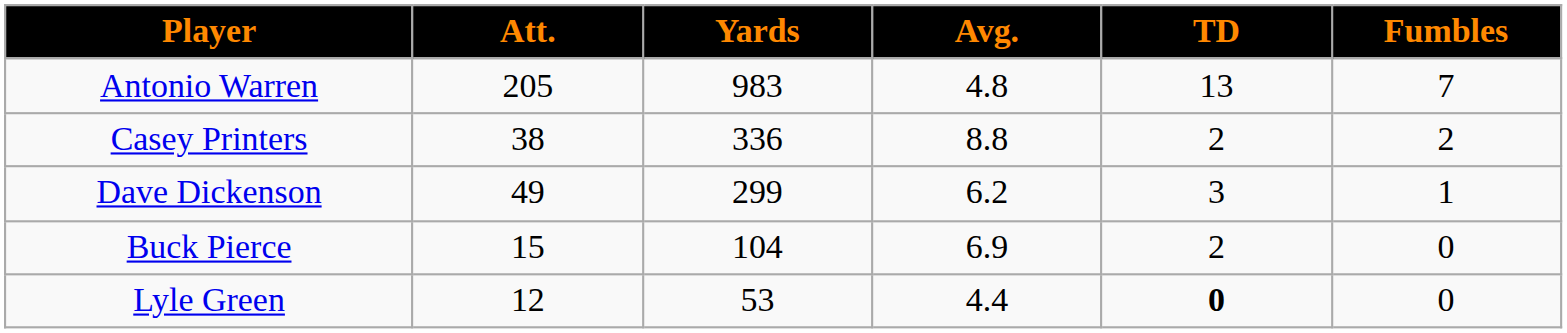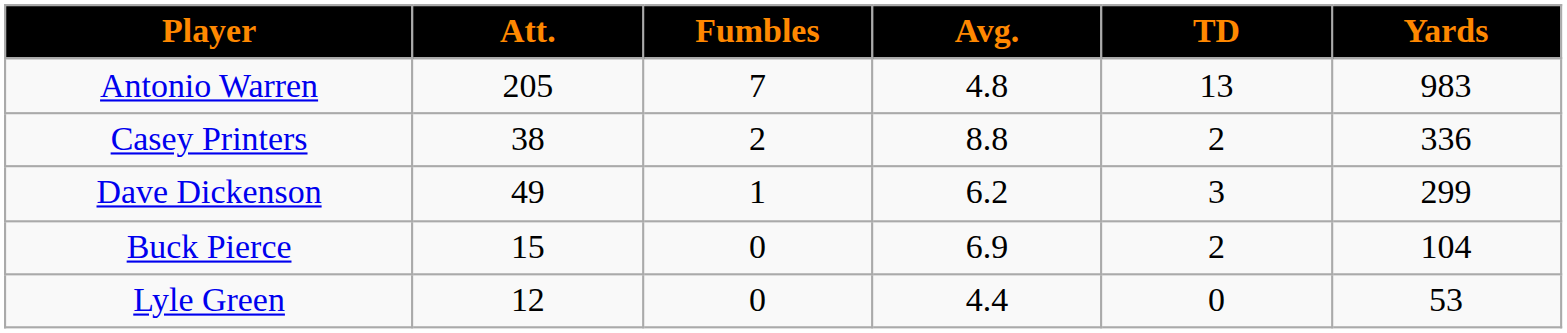columns swapped: (757, 31) <-> (1446, 31)
(1216, 300) bold -> (1216, 300) normal
